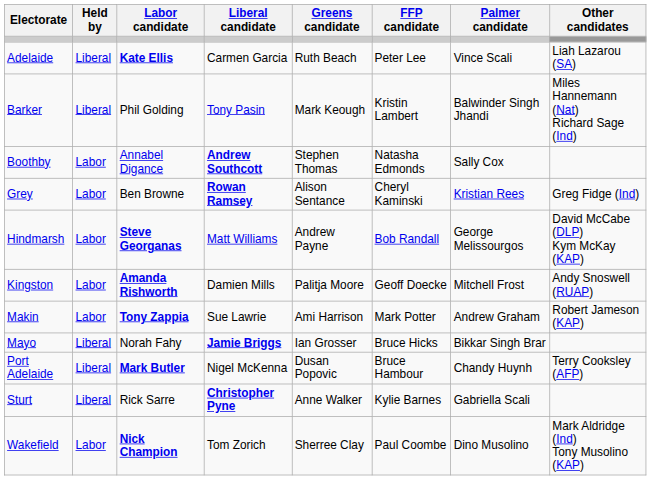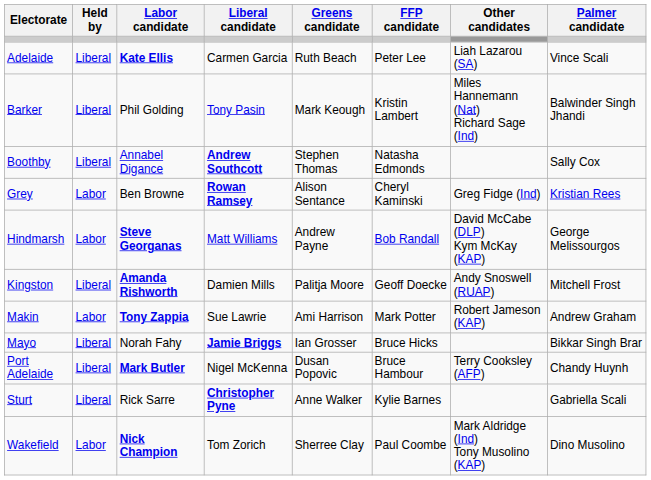columns swapped: (500, 20) <-> (598, 20)
(91, 162) Labor -> (93, 162) Liberal
(91, 285) Labor -> (93, 285) Liberal
